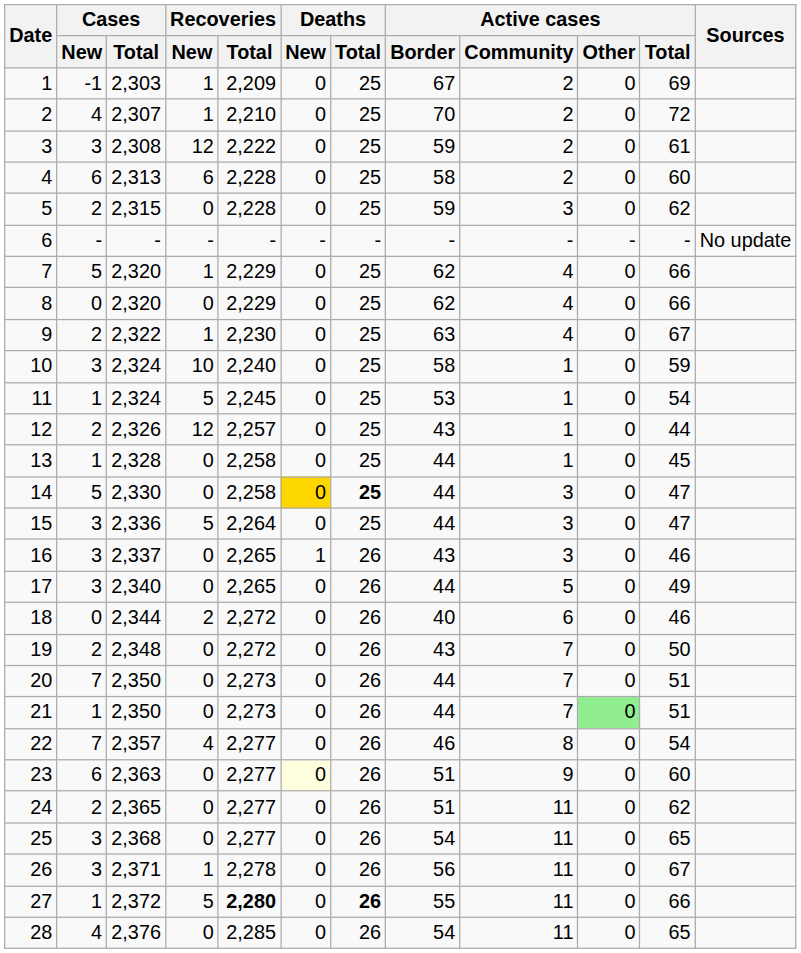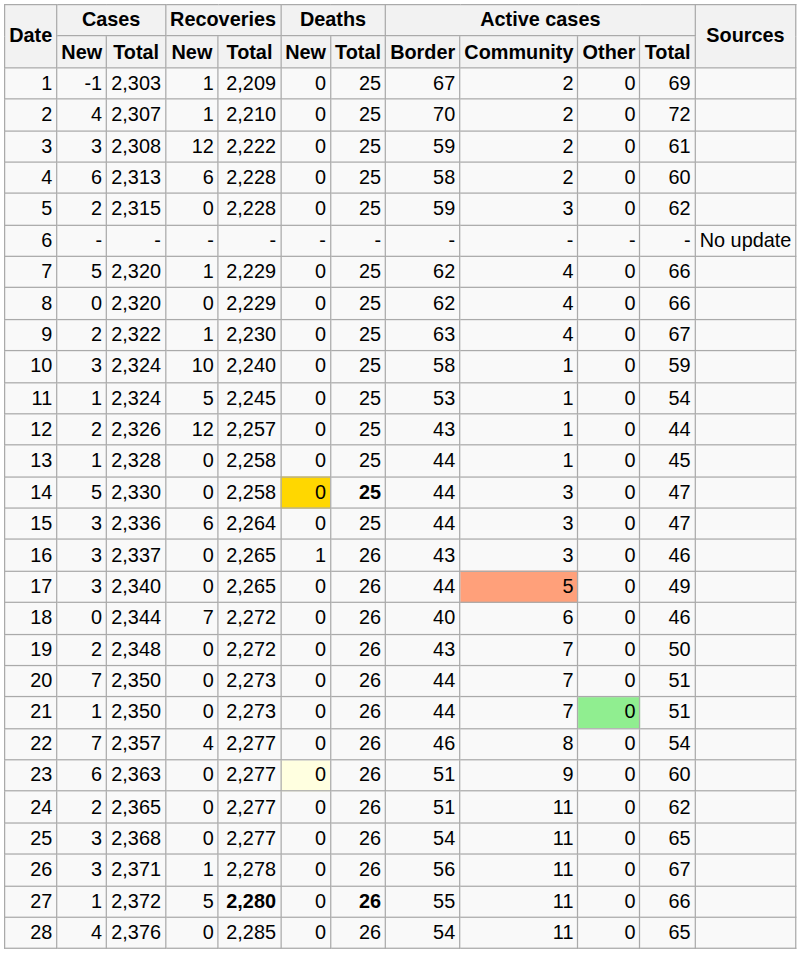(208, 523) 5 -> (208, 523) 6
(568, 586) no background -> (568, 586) lightsalmon background
(208, 618) 2 -> (208, 618) 7
